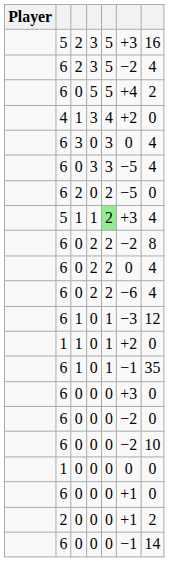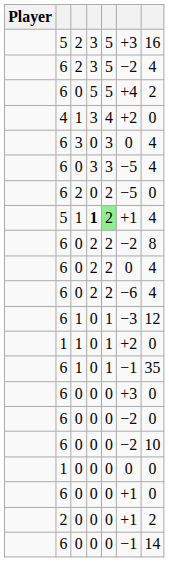(94, 218) normal -> (94, 218) bold
(129, 218) +3 -> (129, 218) +1
